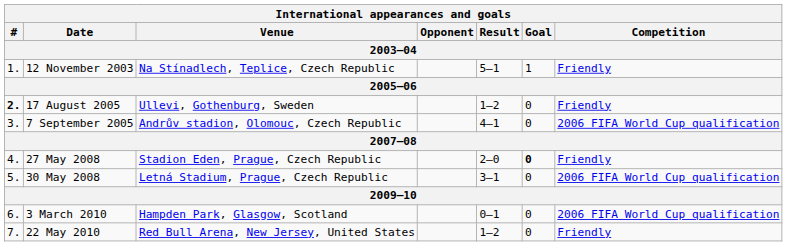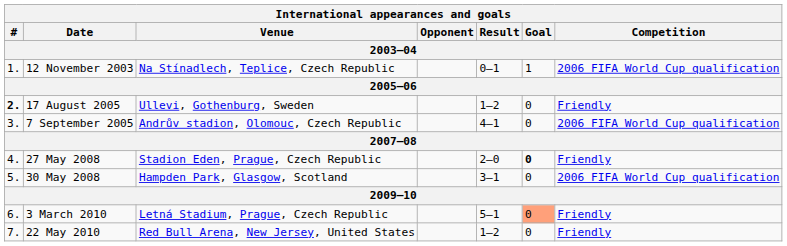(489, 68) 5–1 -> (489, 68) 0–1
(584, 68) Friendly -> (668, 68) 2006 FIFA World Cup qualification
(263, 178) Letná Stadium, Prague, Czech Republic -> (243, 178) Hampden Park, Glasgow, Scotland
(243, 214) Hampden Park, Glasgow, Scotland -> (263, 214) Letná Stadium, Prague, Czech Republic
(489, 214) 0–1 -> (489, 214) 5–1
(528, 214) no background -> (528, 214) lightsalmon background
(668, 214) 2006 FIFA World Cup qualification -> (584, 214) Friendly
